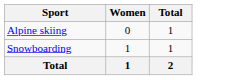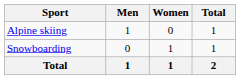+ column: (128, 13)
